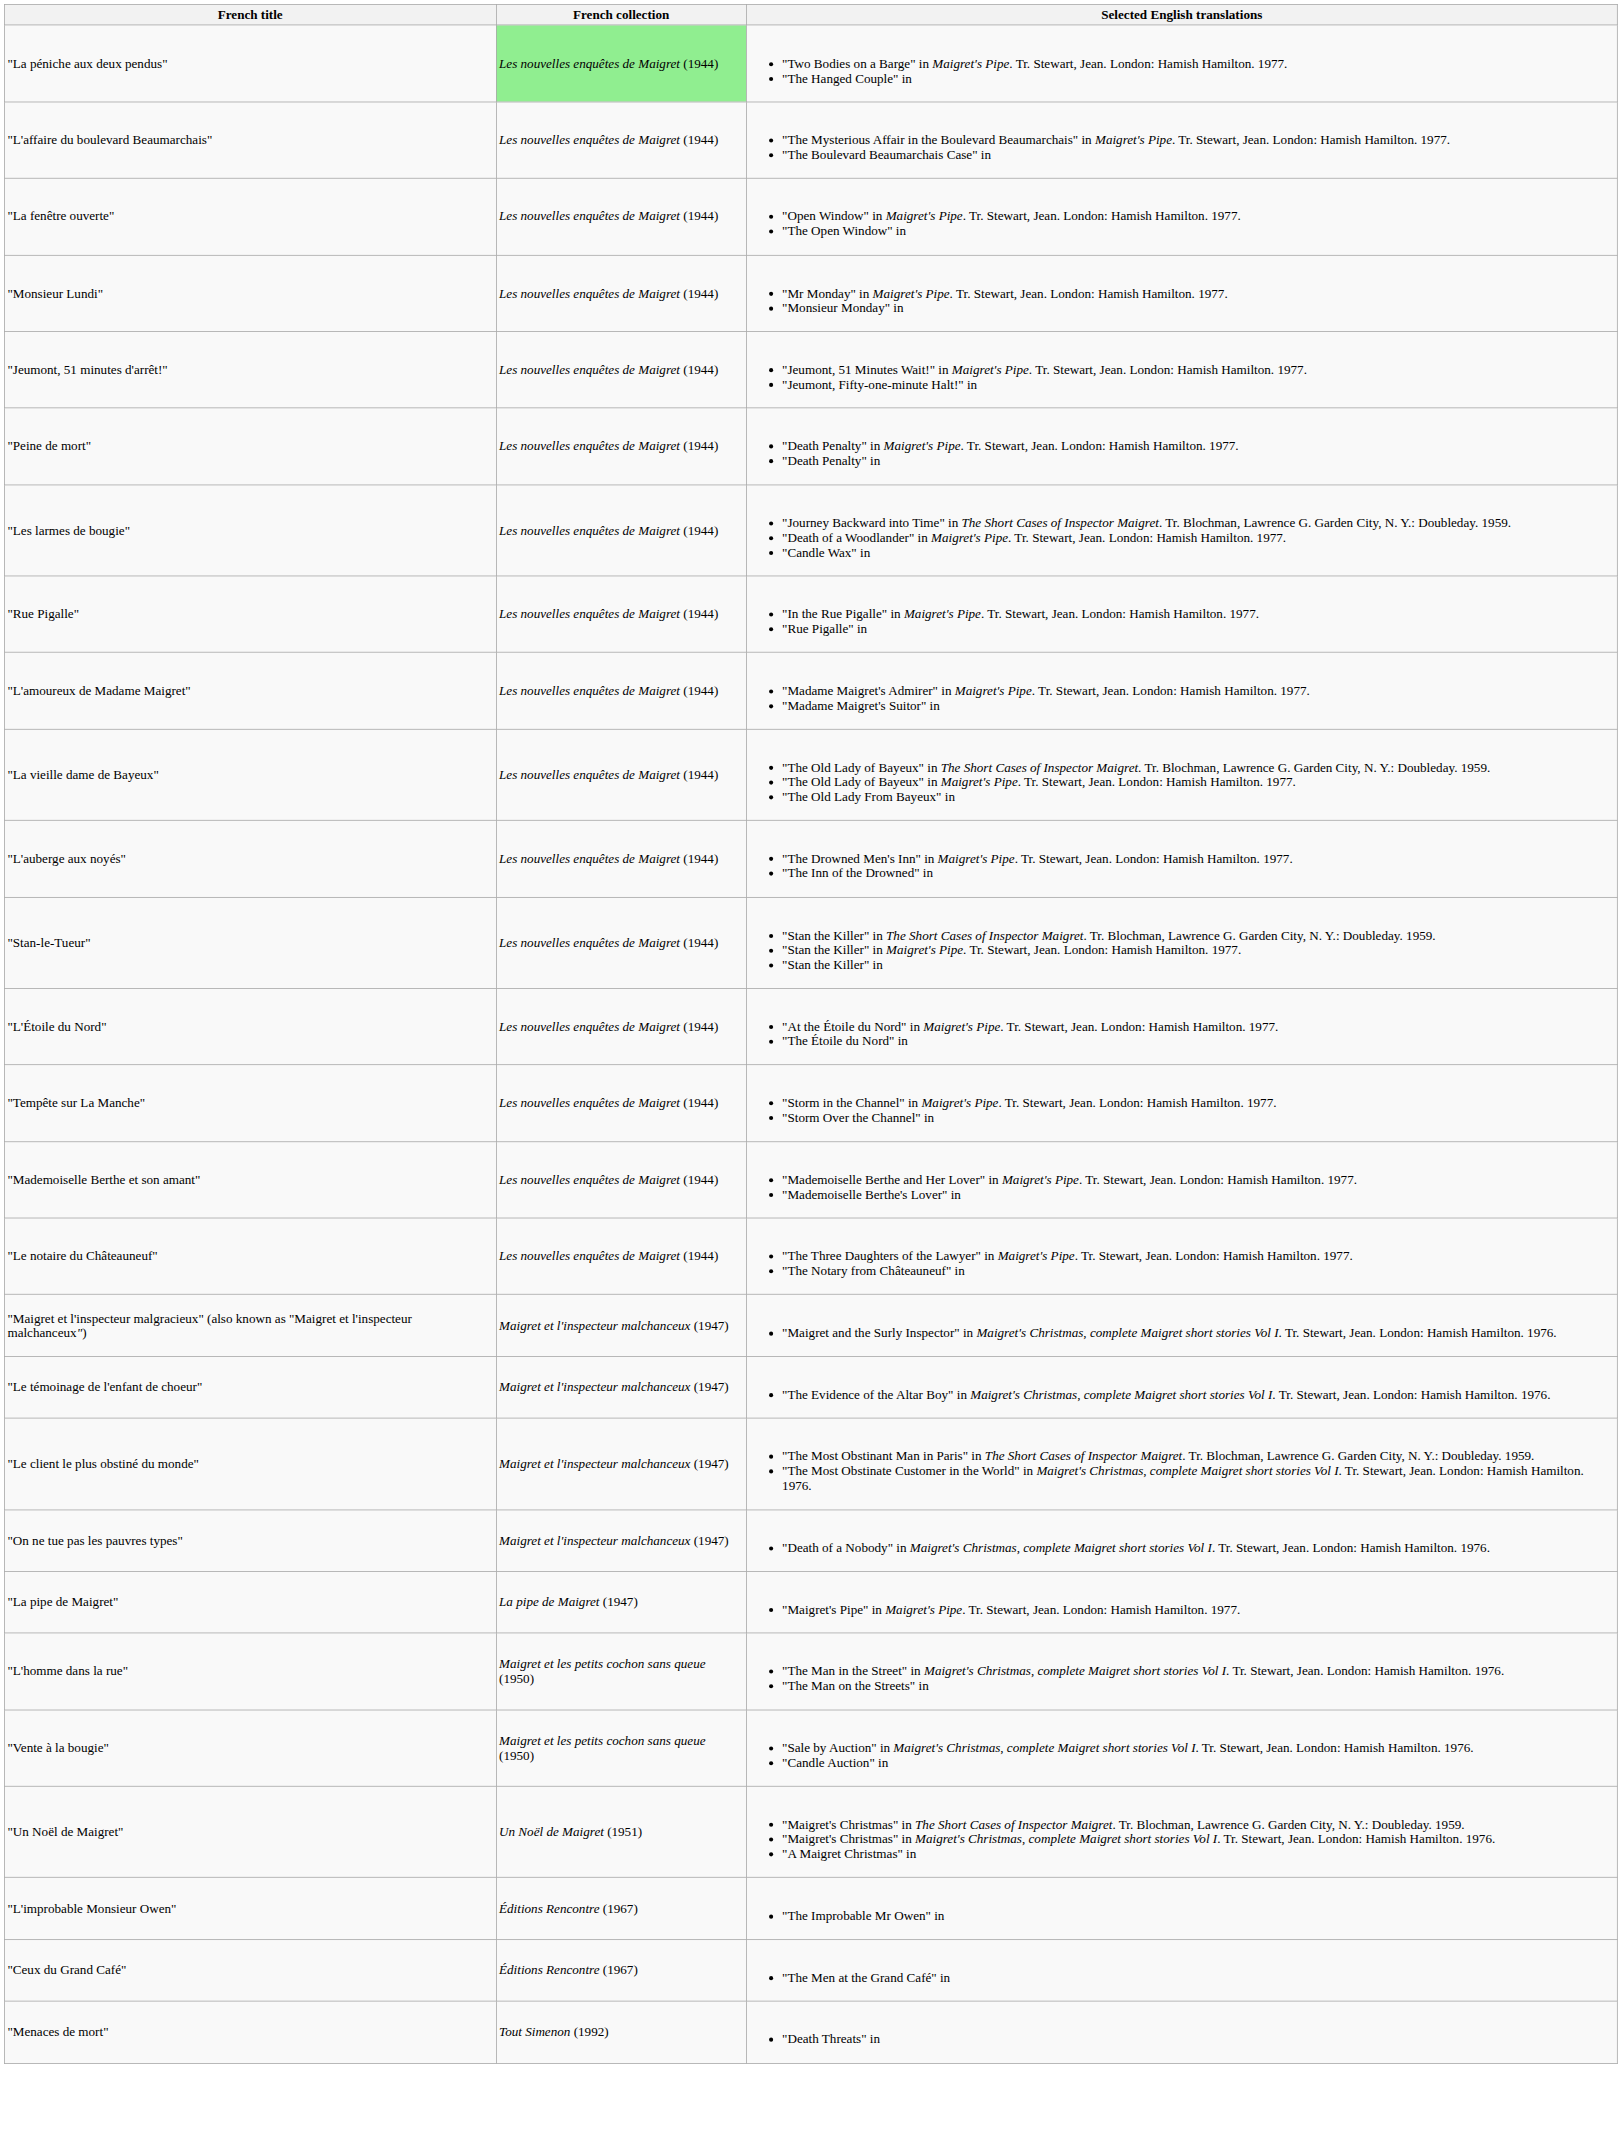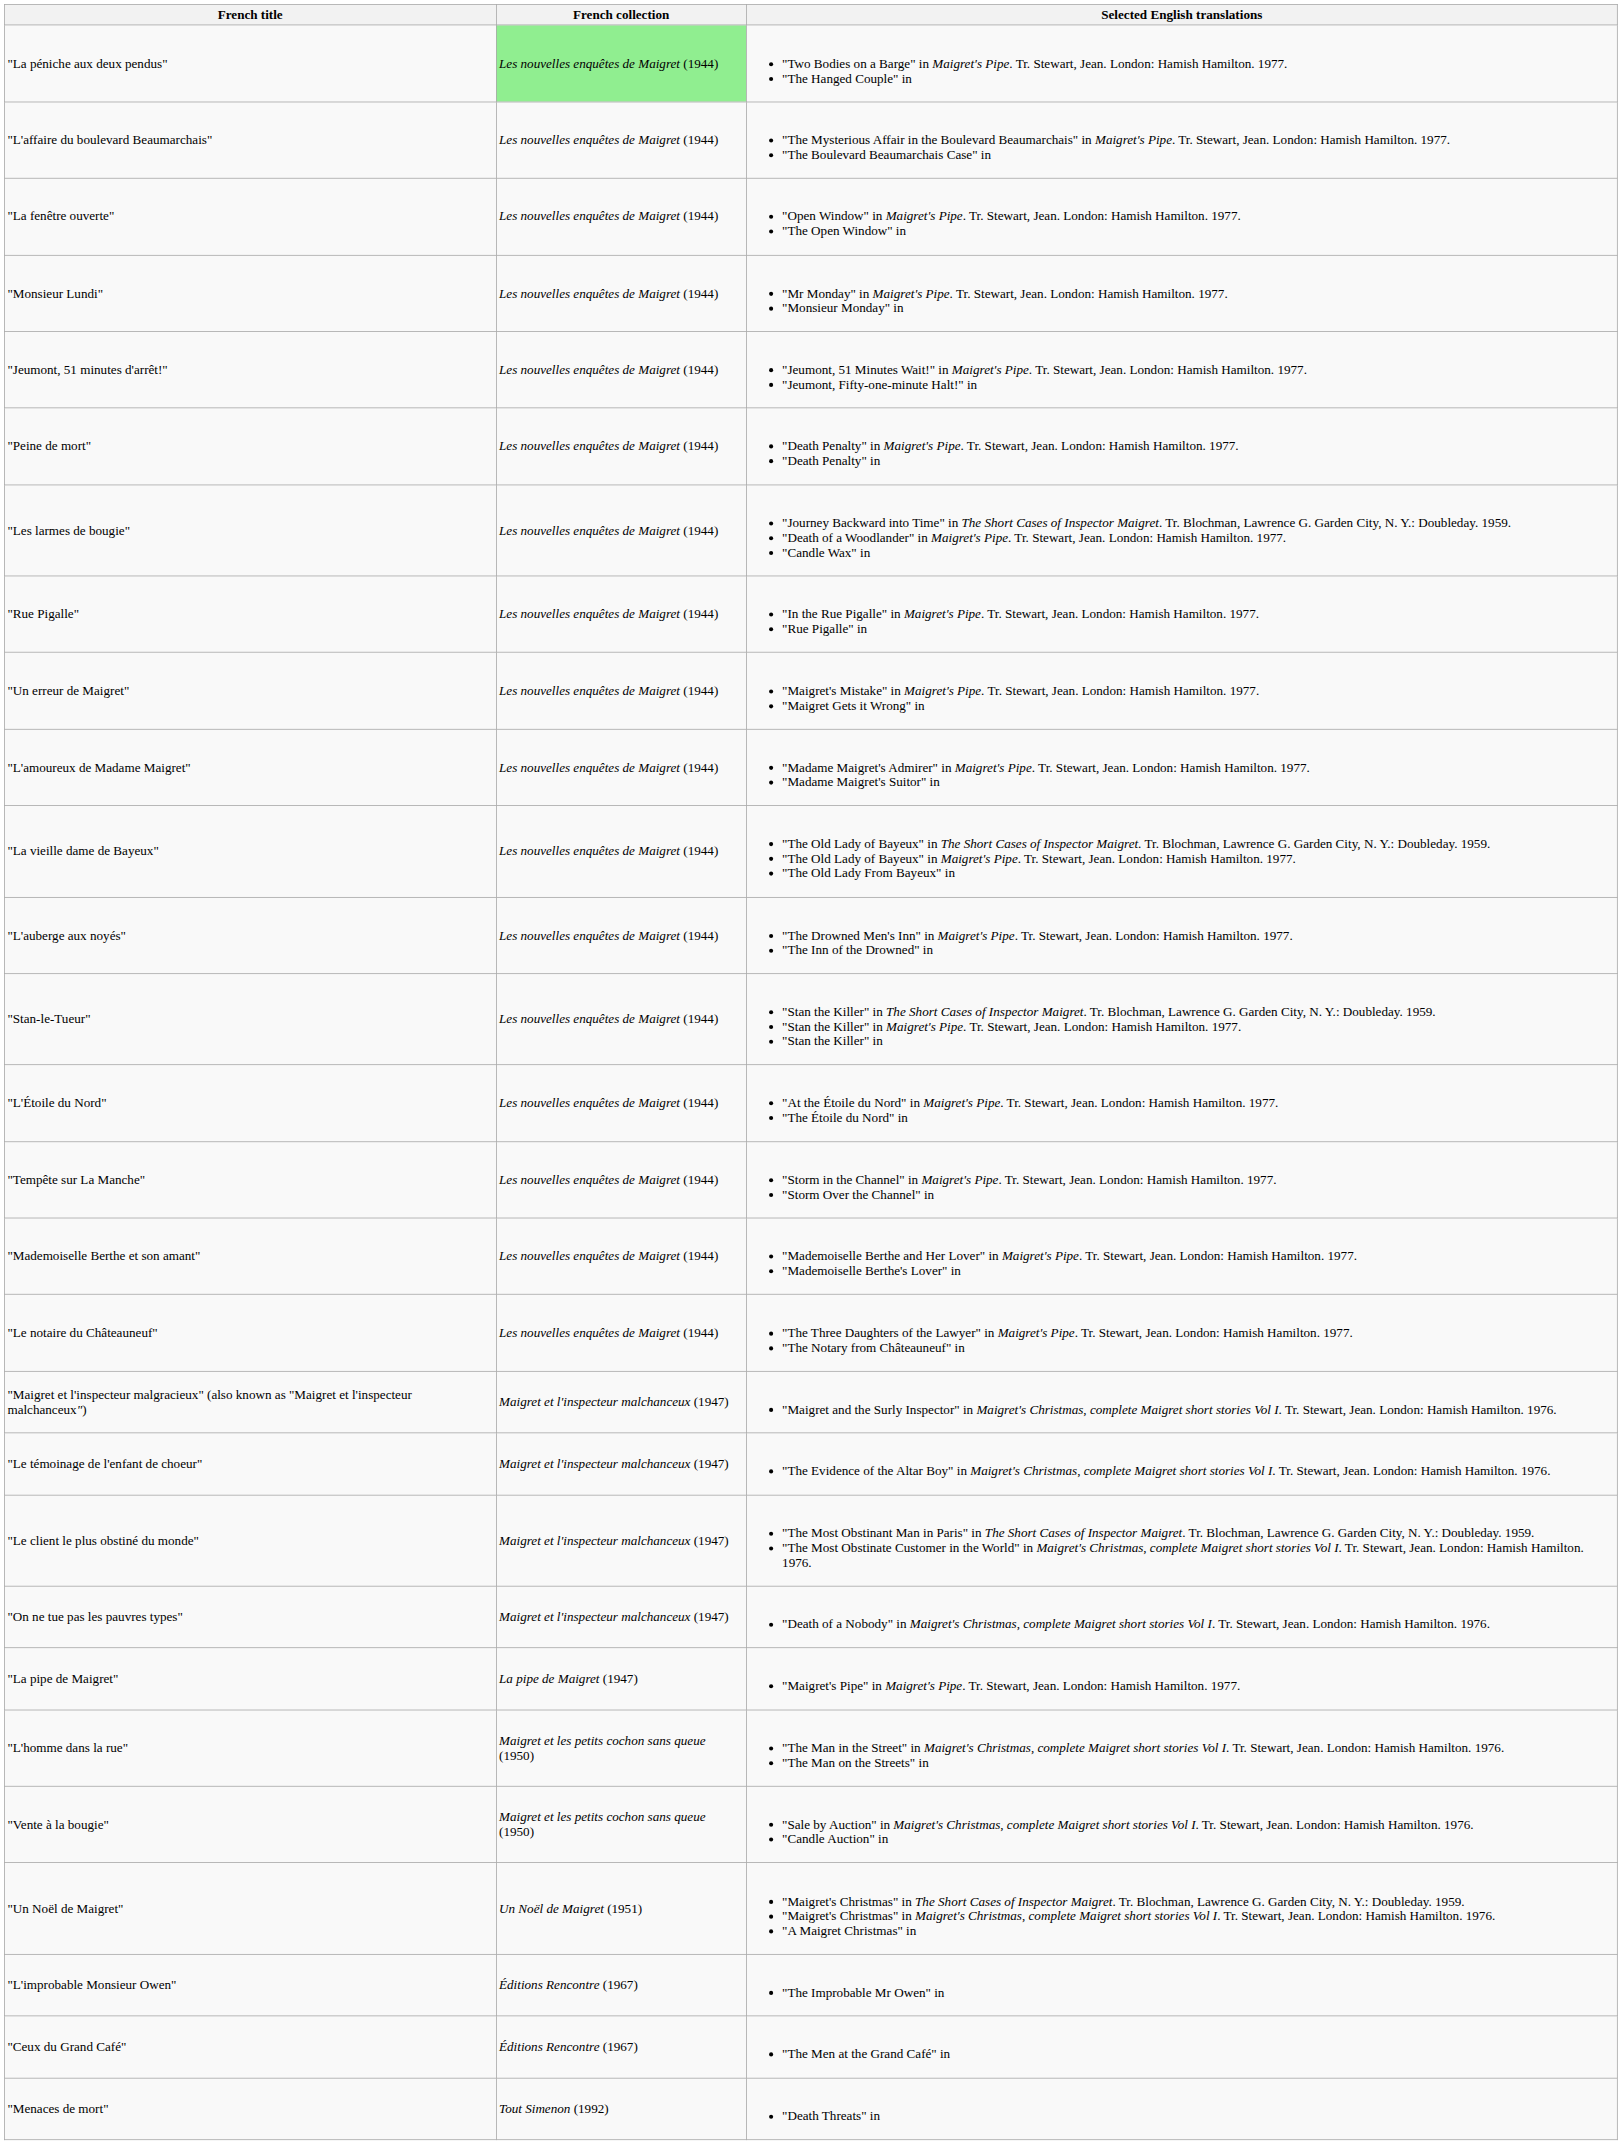+ row: (68, 690)
